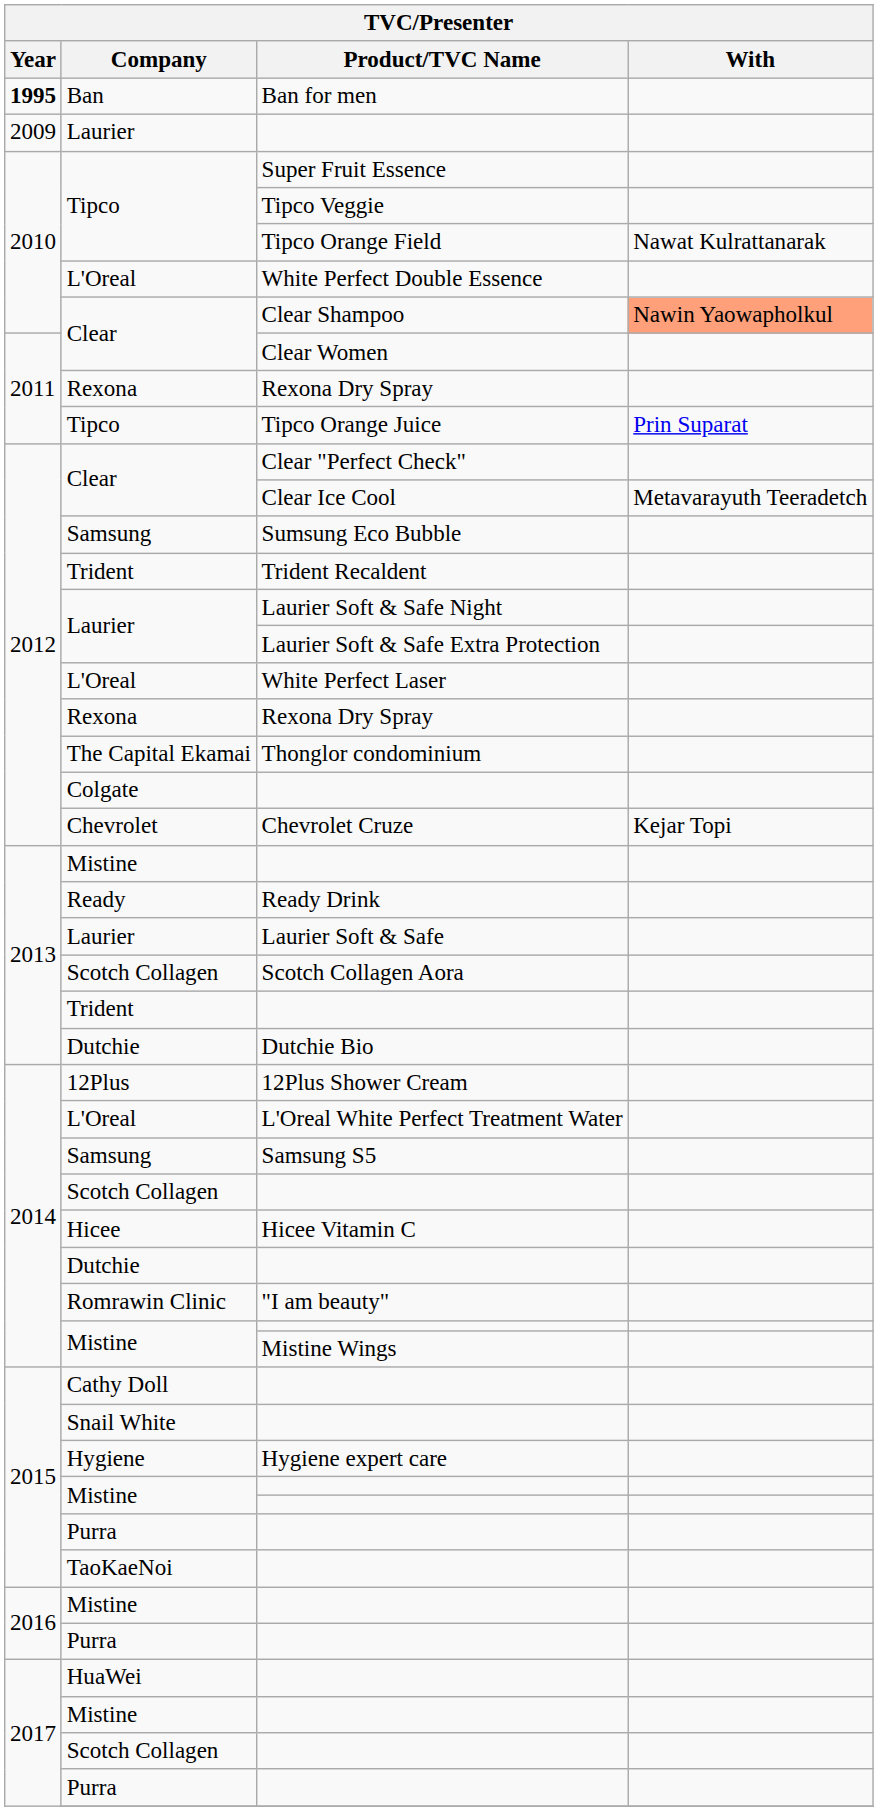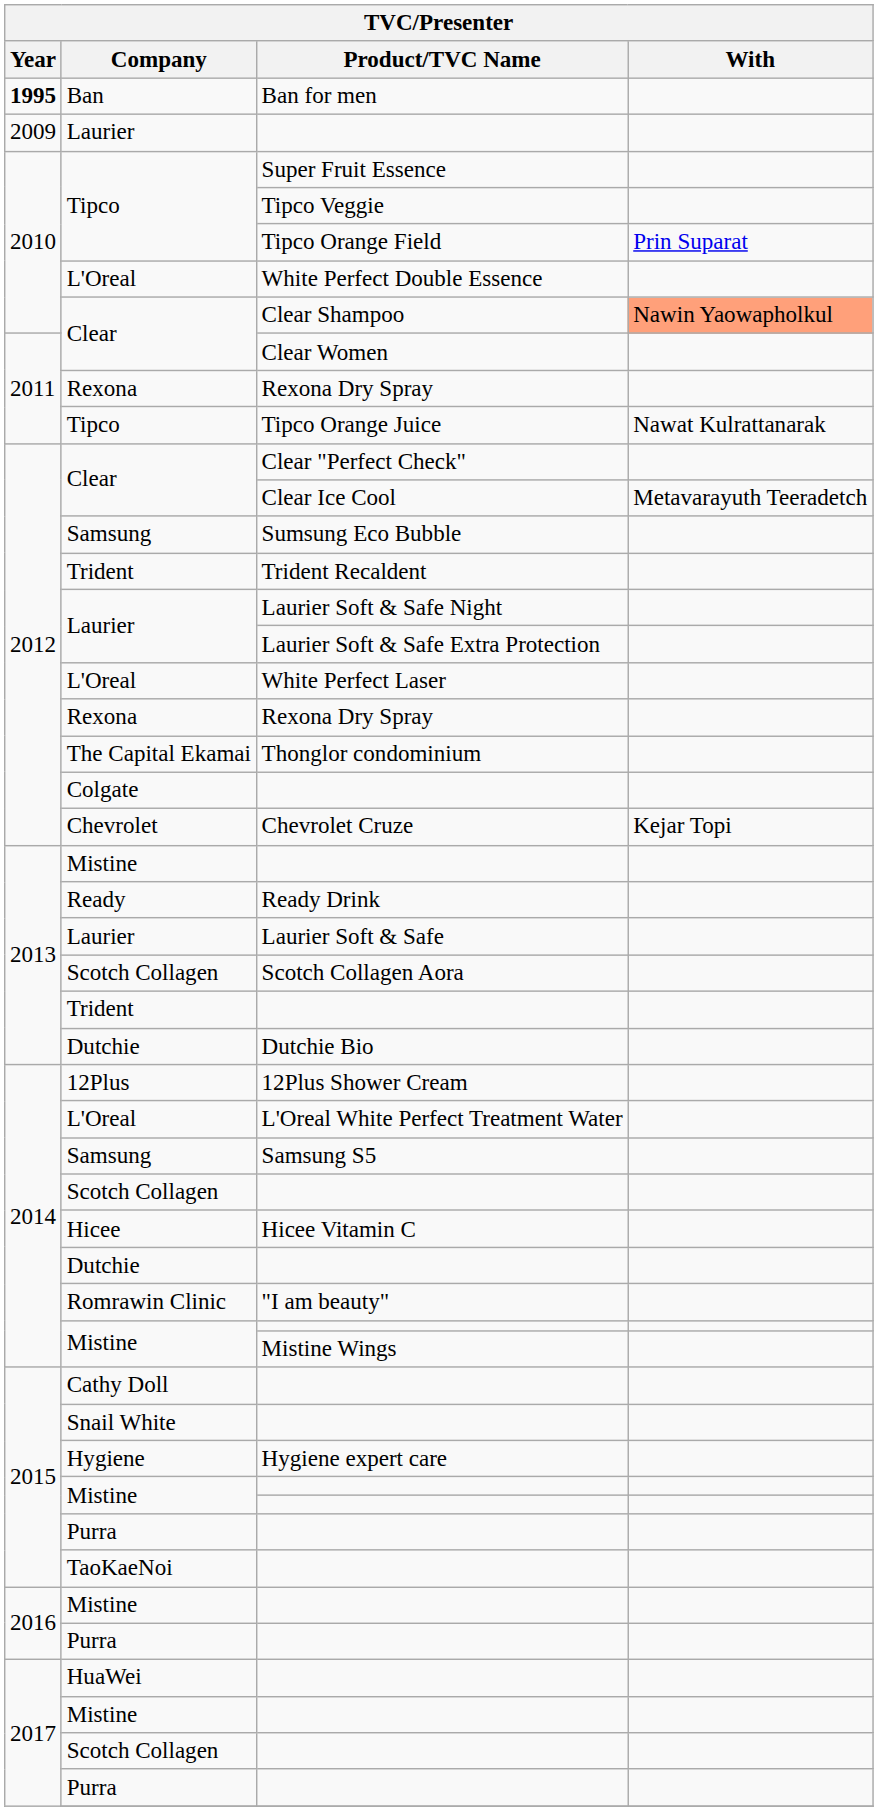(730, 242) Nawat Kulrattanarak -> (691, 242) Prin Suparat
(691, 424) Prin Suparat -> (730, 424) Nawat Kulrattanarak
